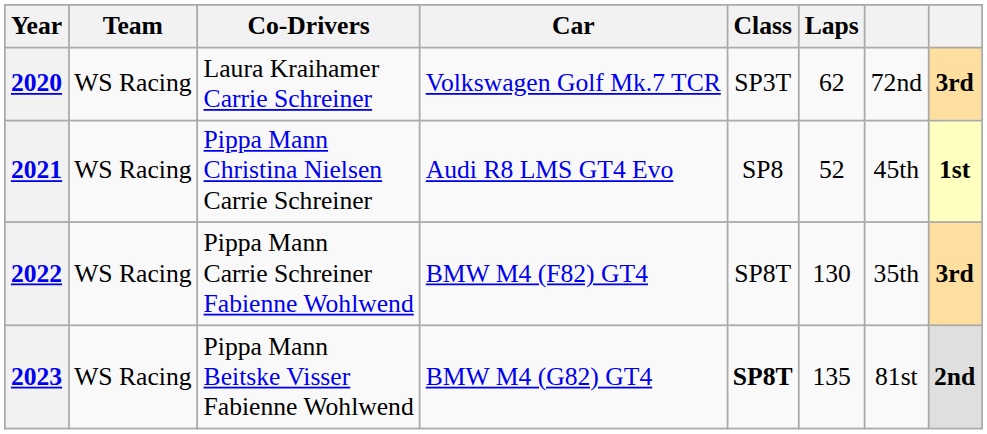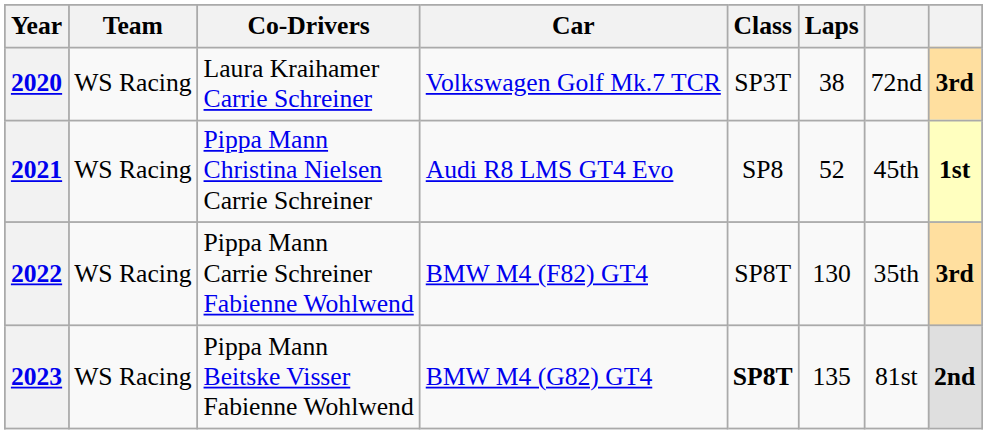(832, 83) 62 -> (832, 83) 38
